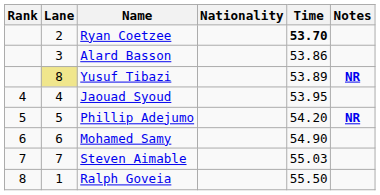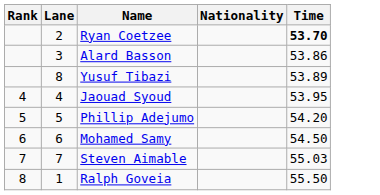- column: (353, 15)
(59, 76) khaki background -> (59, 76) no background
(309, 138) 54.90 -> (309, 138) 54.50
